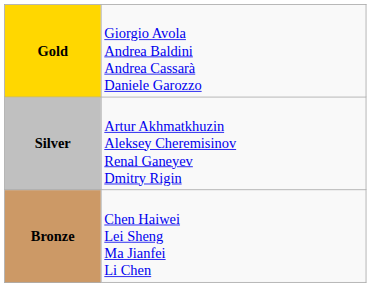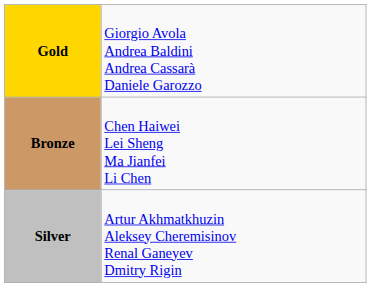rows swapped: (53, 143) <-> (53, 235)
